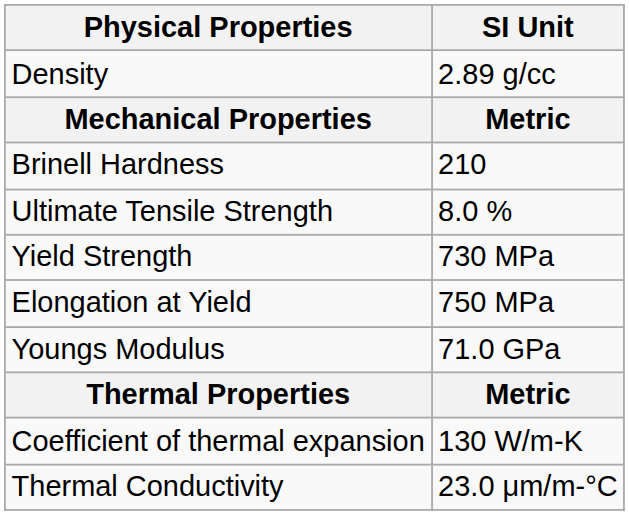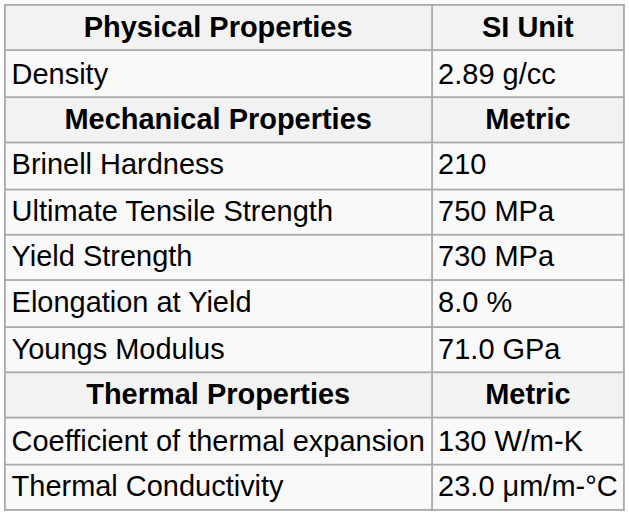(475, 211) 8.0 % -> (496, 211) 750 MPa
(496, 303) 750 MPa -> (475, 303) 8.0 %
